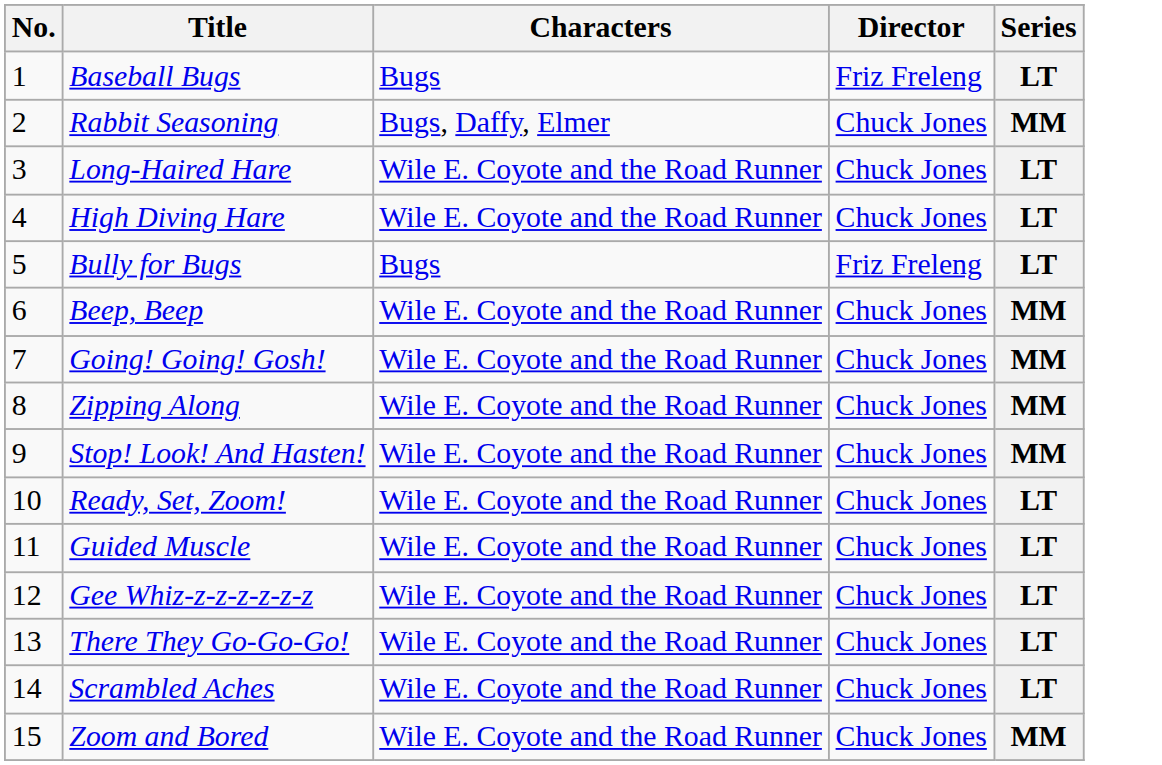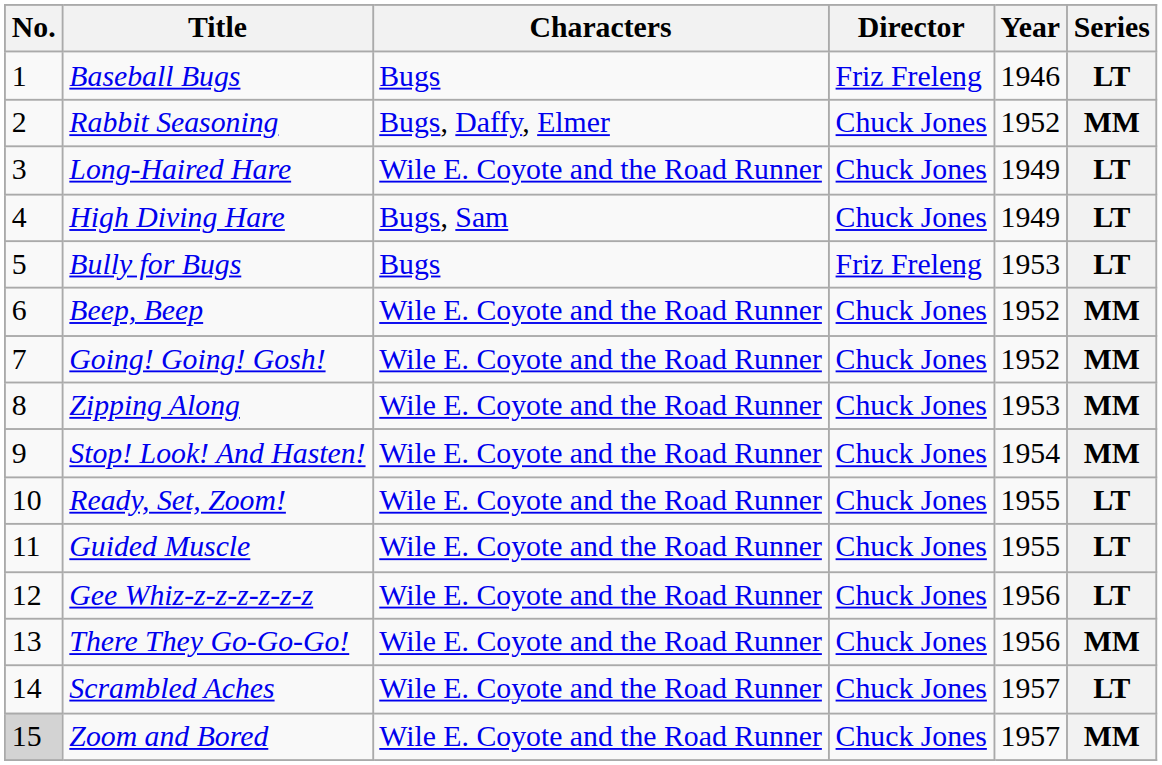+ column: (1030, 28)
(601, 216) Wile E. Coyote and the Road Runner -> (444, 216) Bugs, Sam
(1039, 641) LT -> (1112, 641) MM
(27, 736) no background -> (27, 736) lightgrey background
